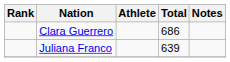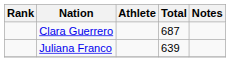(170, 31) 686 -> (170, 31) 687
